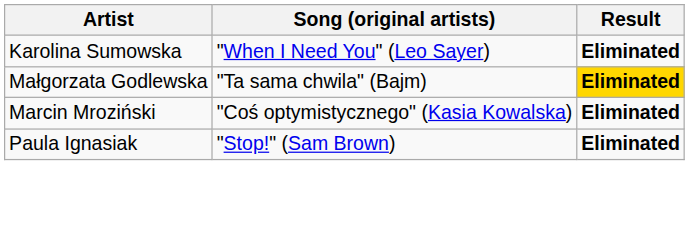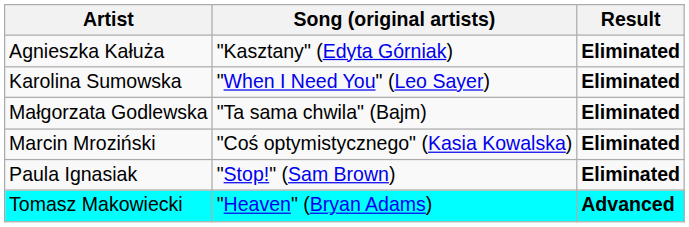+ row: (87, 50)
(631, 81) gold background -> (631, 112) no background
+ row: (96, 205)
